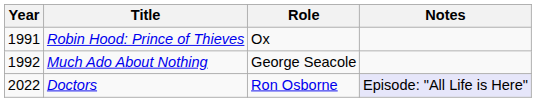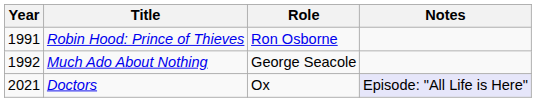(260, 39) Ox -> (294, 39) Ron Osborne
(24, 85) 2022 -> (24, 85) 2021
(294, 85) Ron Osborne -> (260, 85) Ox
